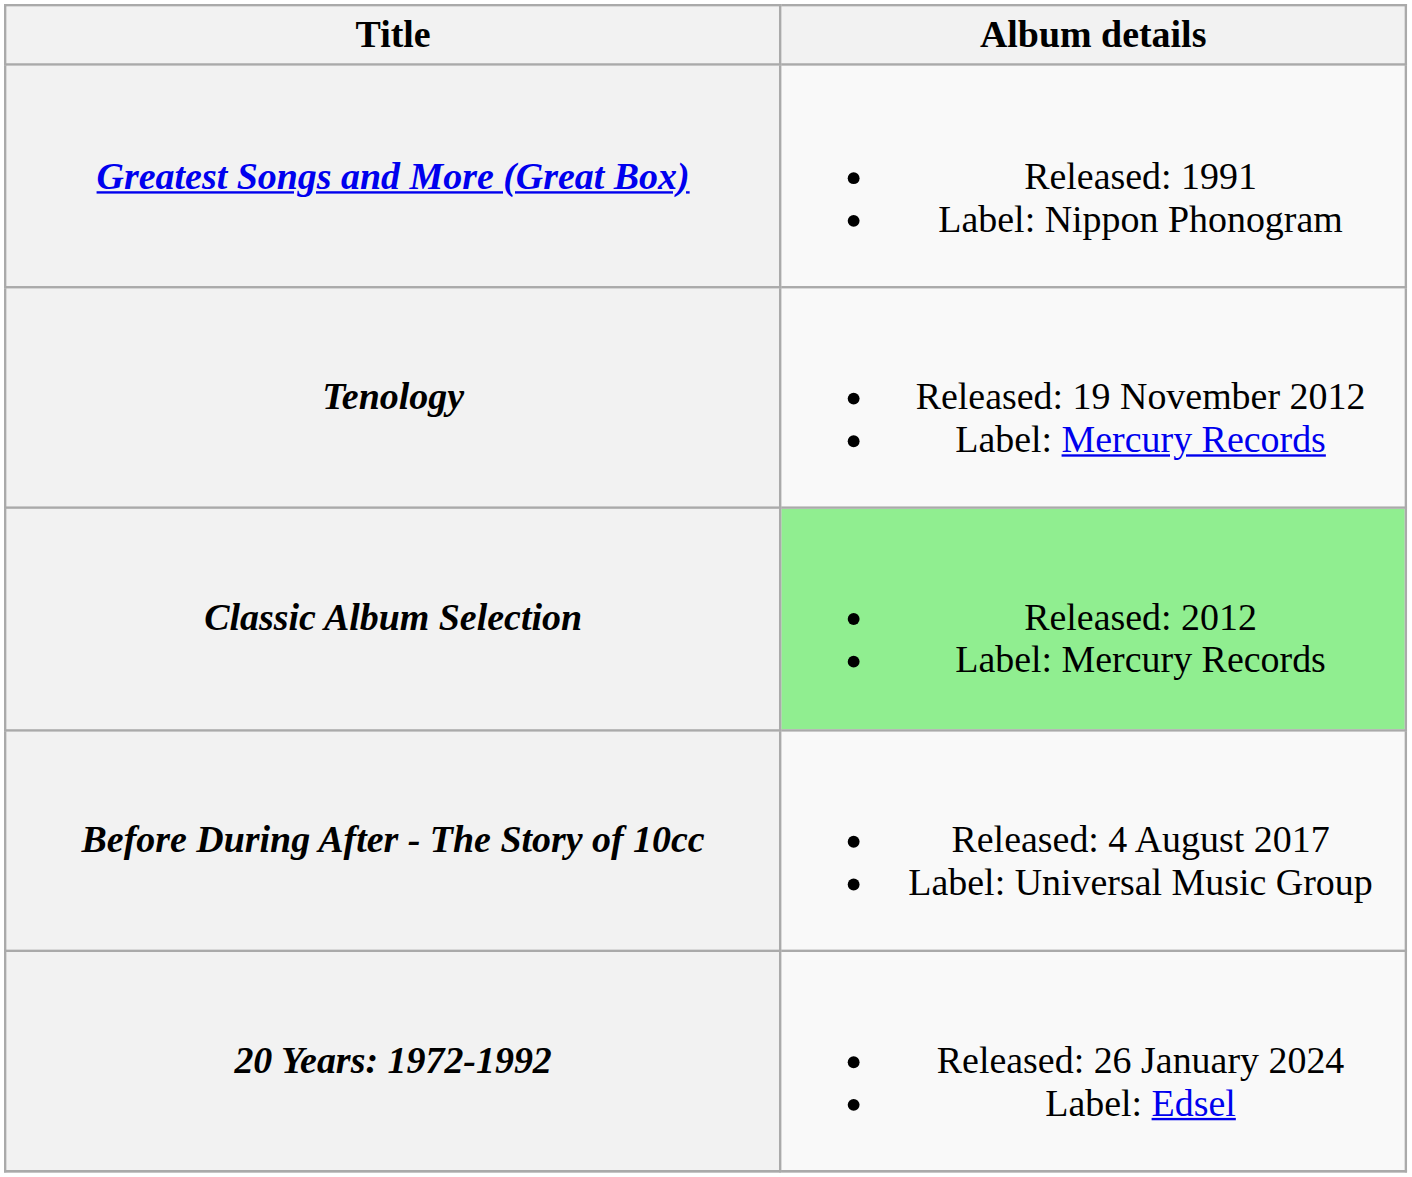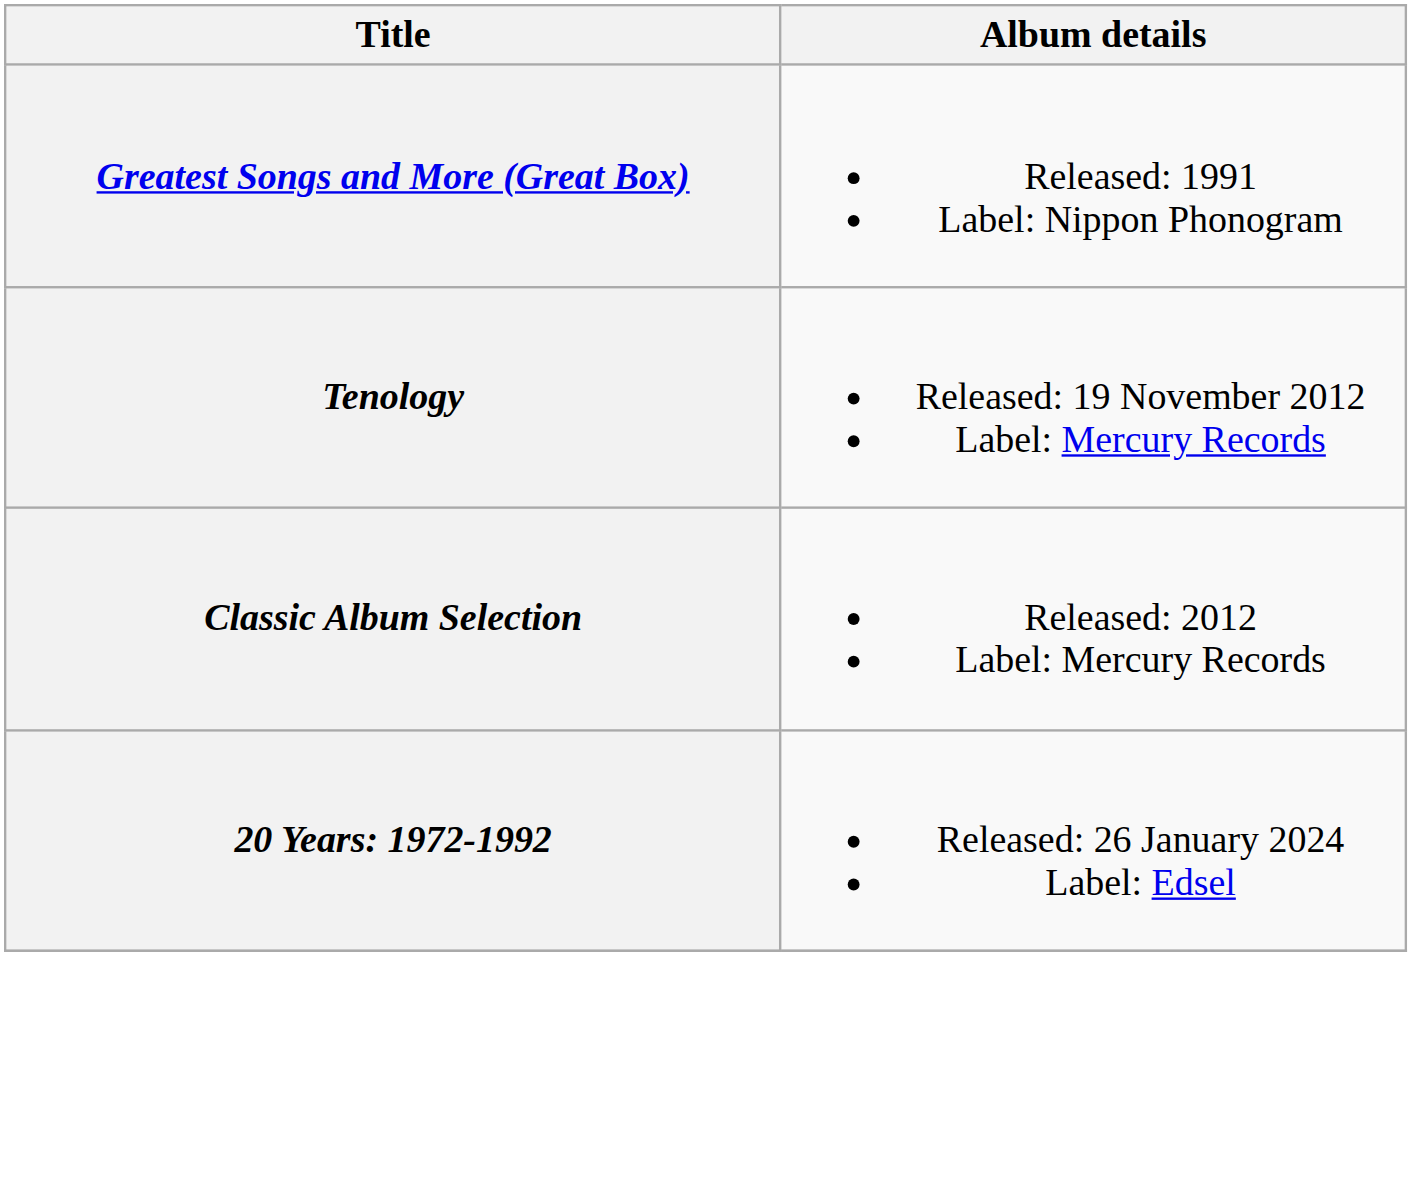(1093, 640) lightgreen background -> (1093, 640) no background
- row: (393, 839)
